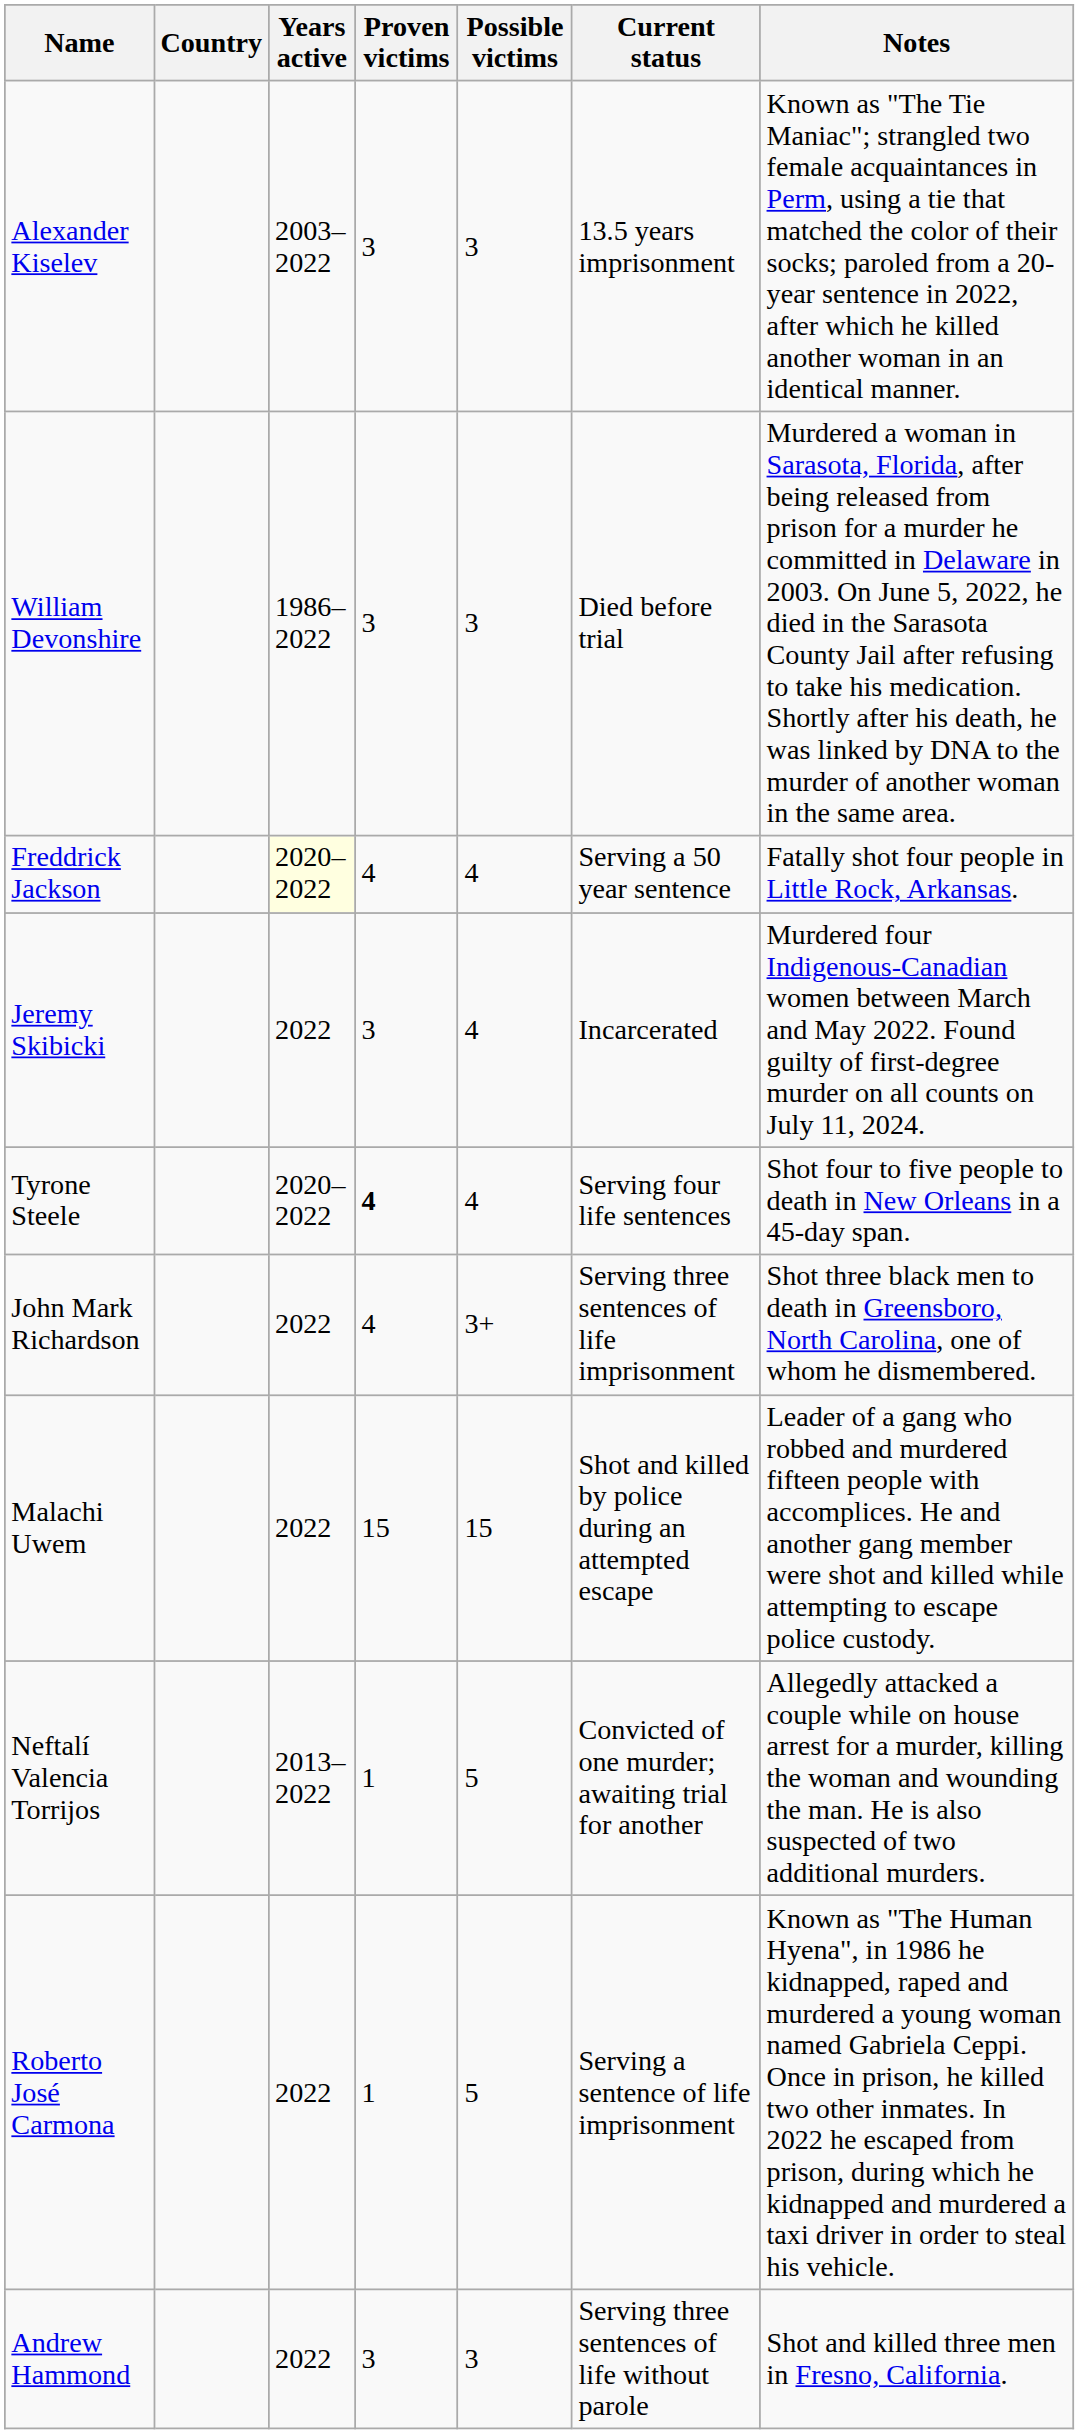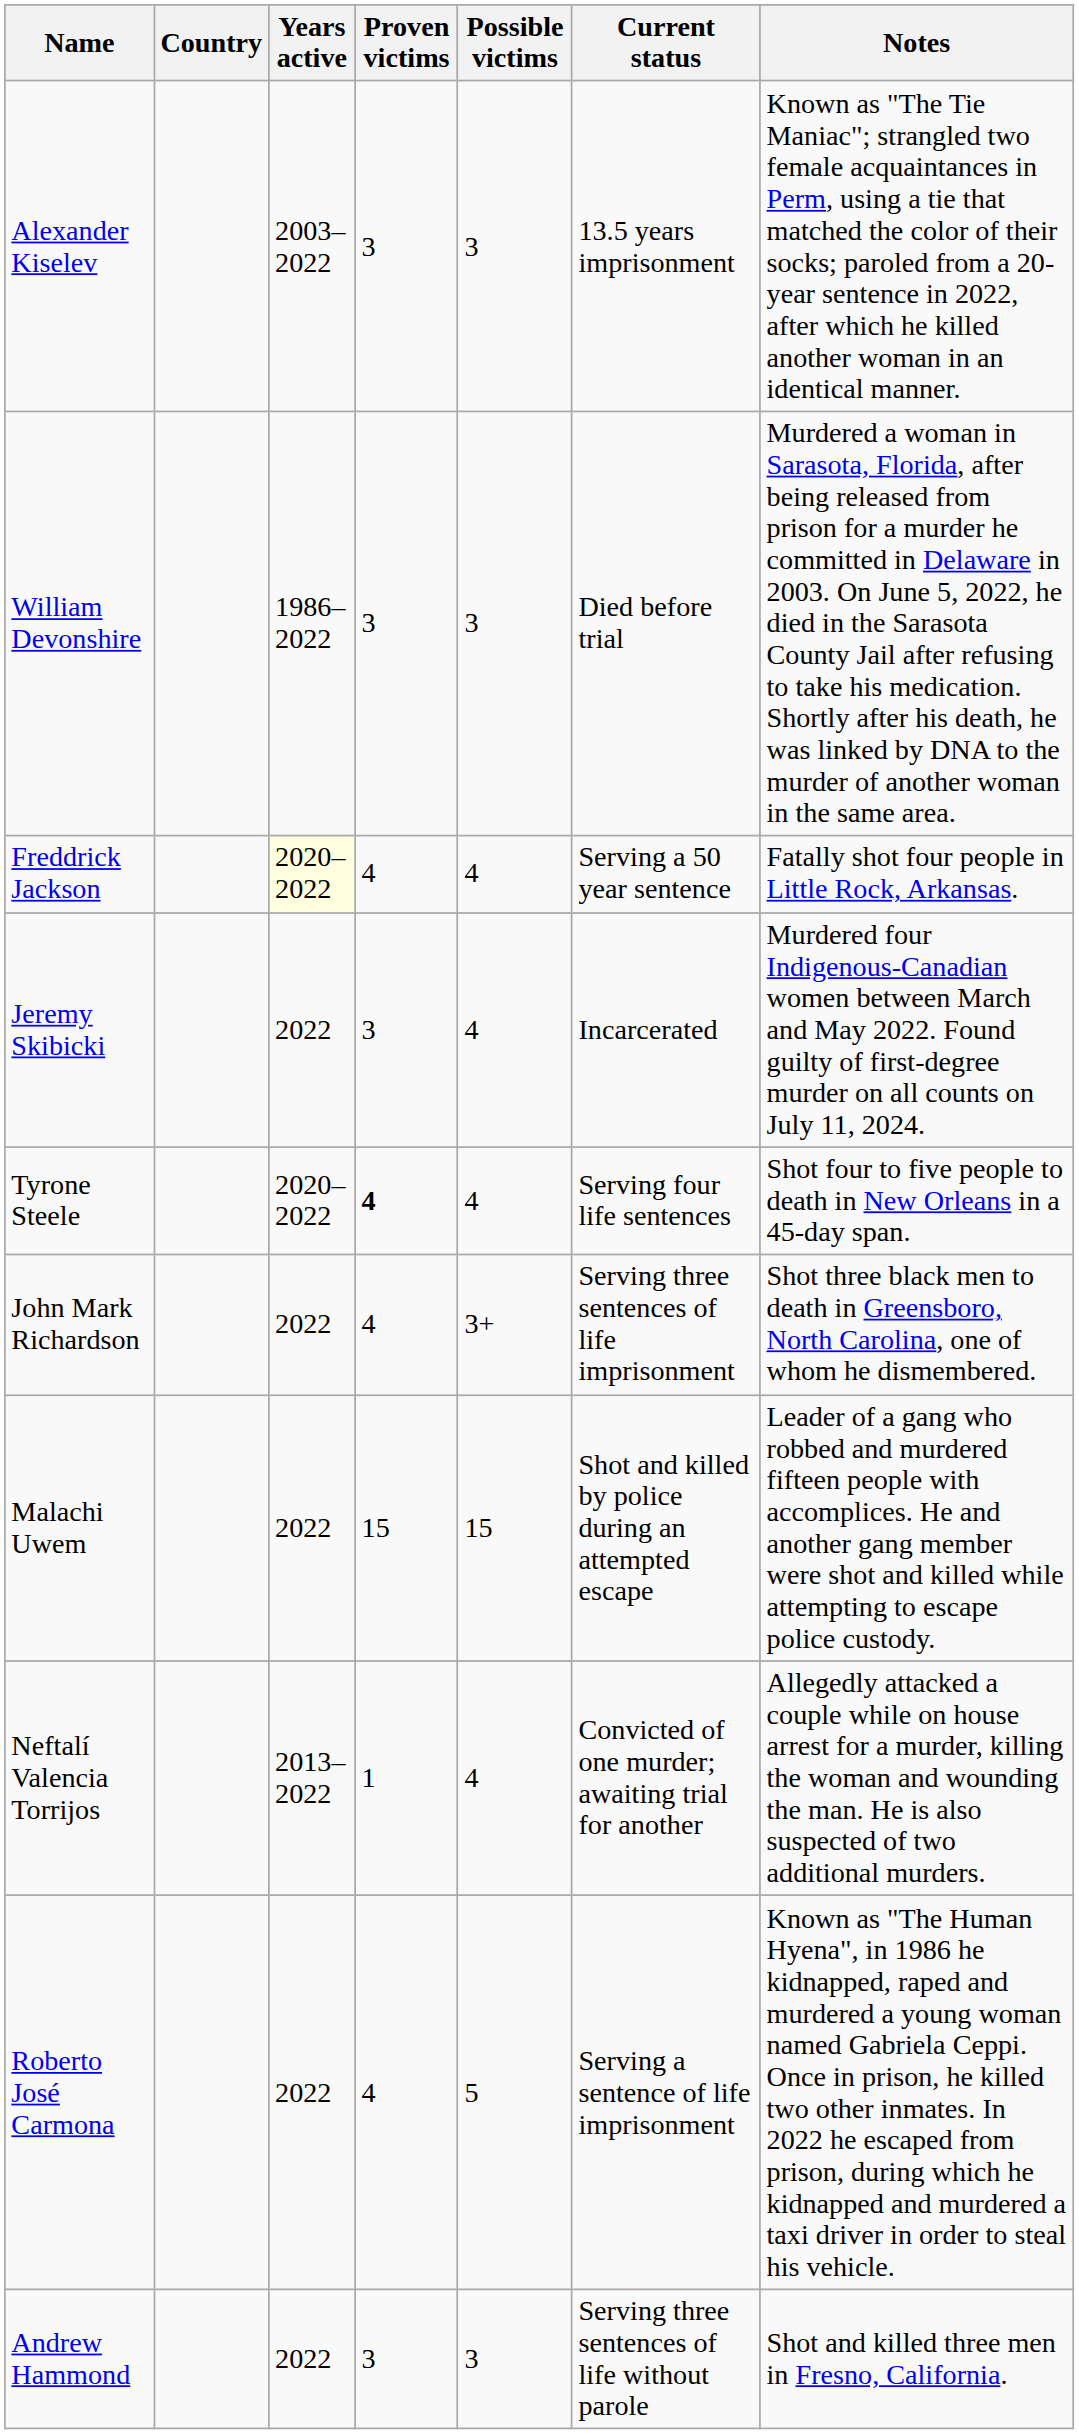(472, 1778) 5 -> (472, 1778) 4
(369, 2091) 1 -> (369, 2091) 4
